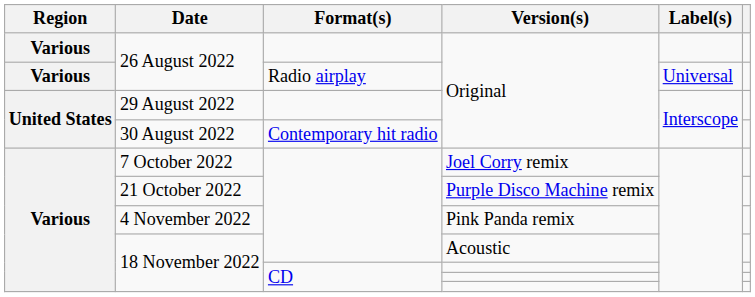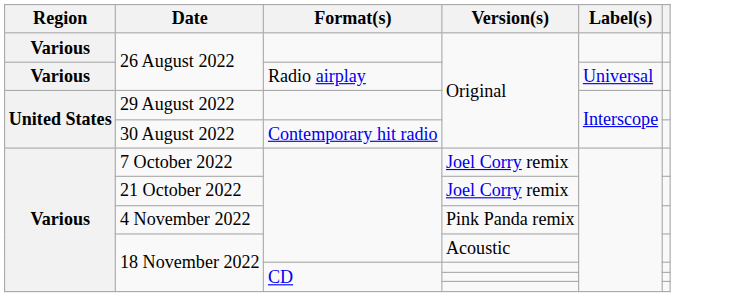(550, 190) Purple Disco Machine remix -> (507, 190) Joel Corry remix
